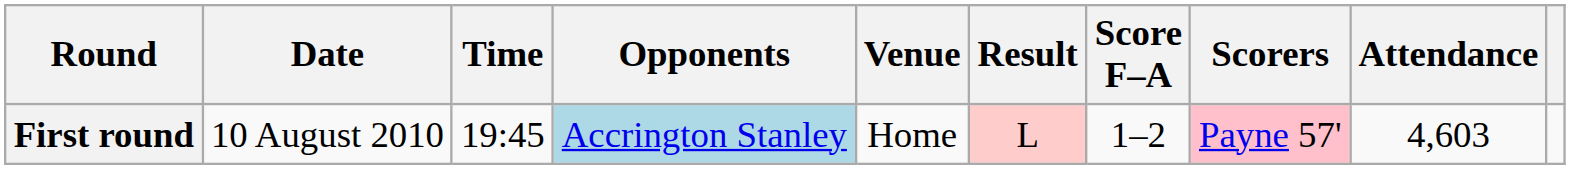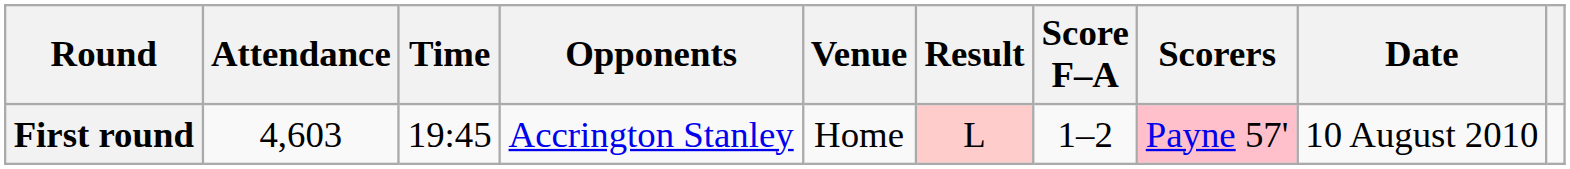columns swapped: (327, 54) <-> (1448, 54)
(704, 133) lightblue background -> (651, 133) no background
